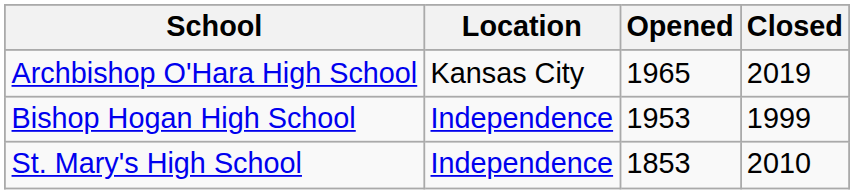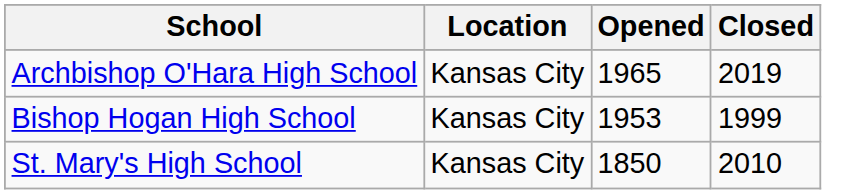(522, 118) Independence -> (507, 118) Kansas City
(522, 164) Independence -> (507, 164) Kansas City
(658, 164) 1853 -> (630, 164) 1850
